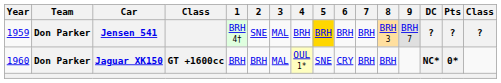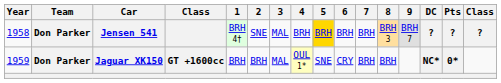(18, 33) 1959 -> (18, 33) 1958
(18, 60) 1960 -> (18, 60) 1959
